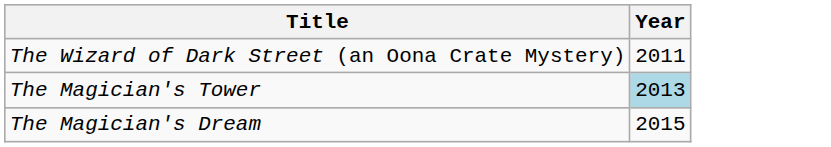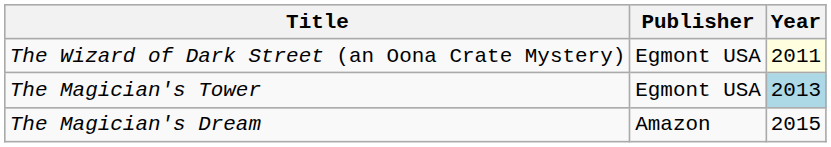+ column: (698, 22)
(660, 56) no background -> (796, 56) lightyellow background
